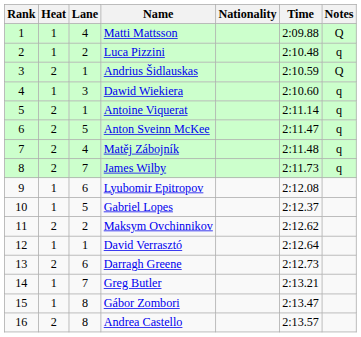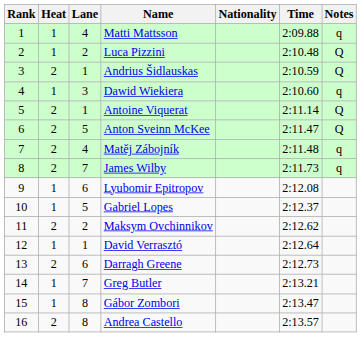(339, 33) Q -> (339, 33) q
(339, 52) q -> (339, 52) Q
(339, 110) q -> (339, 110) Q
(339, 129) q -> (339, 129) Q
